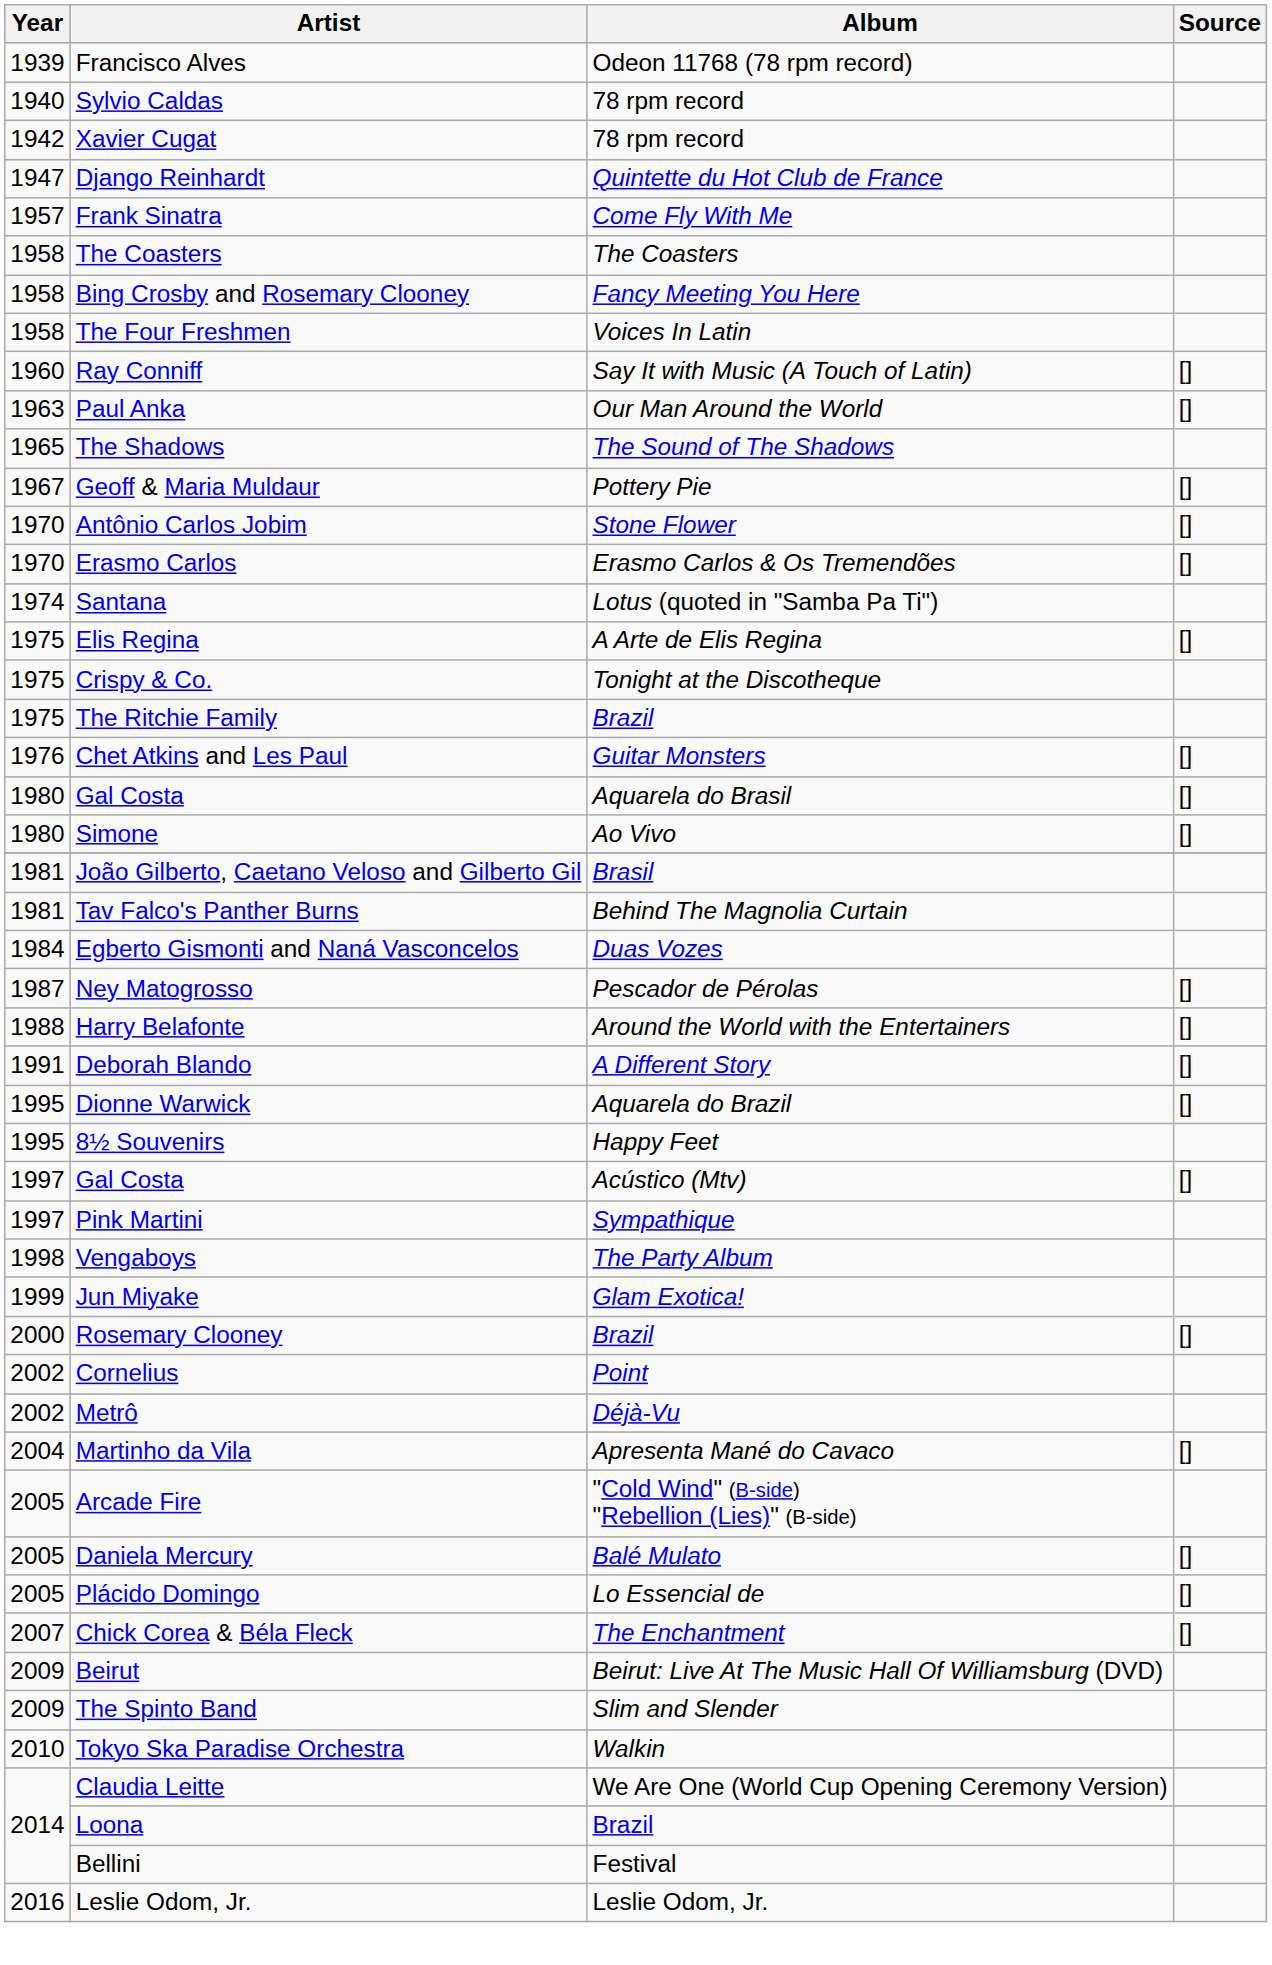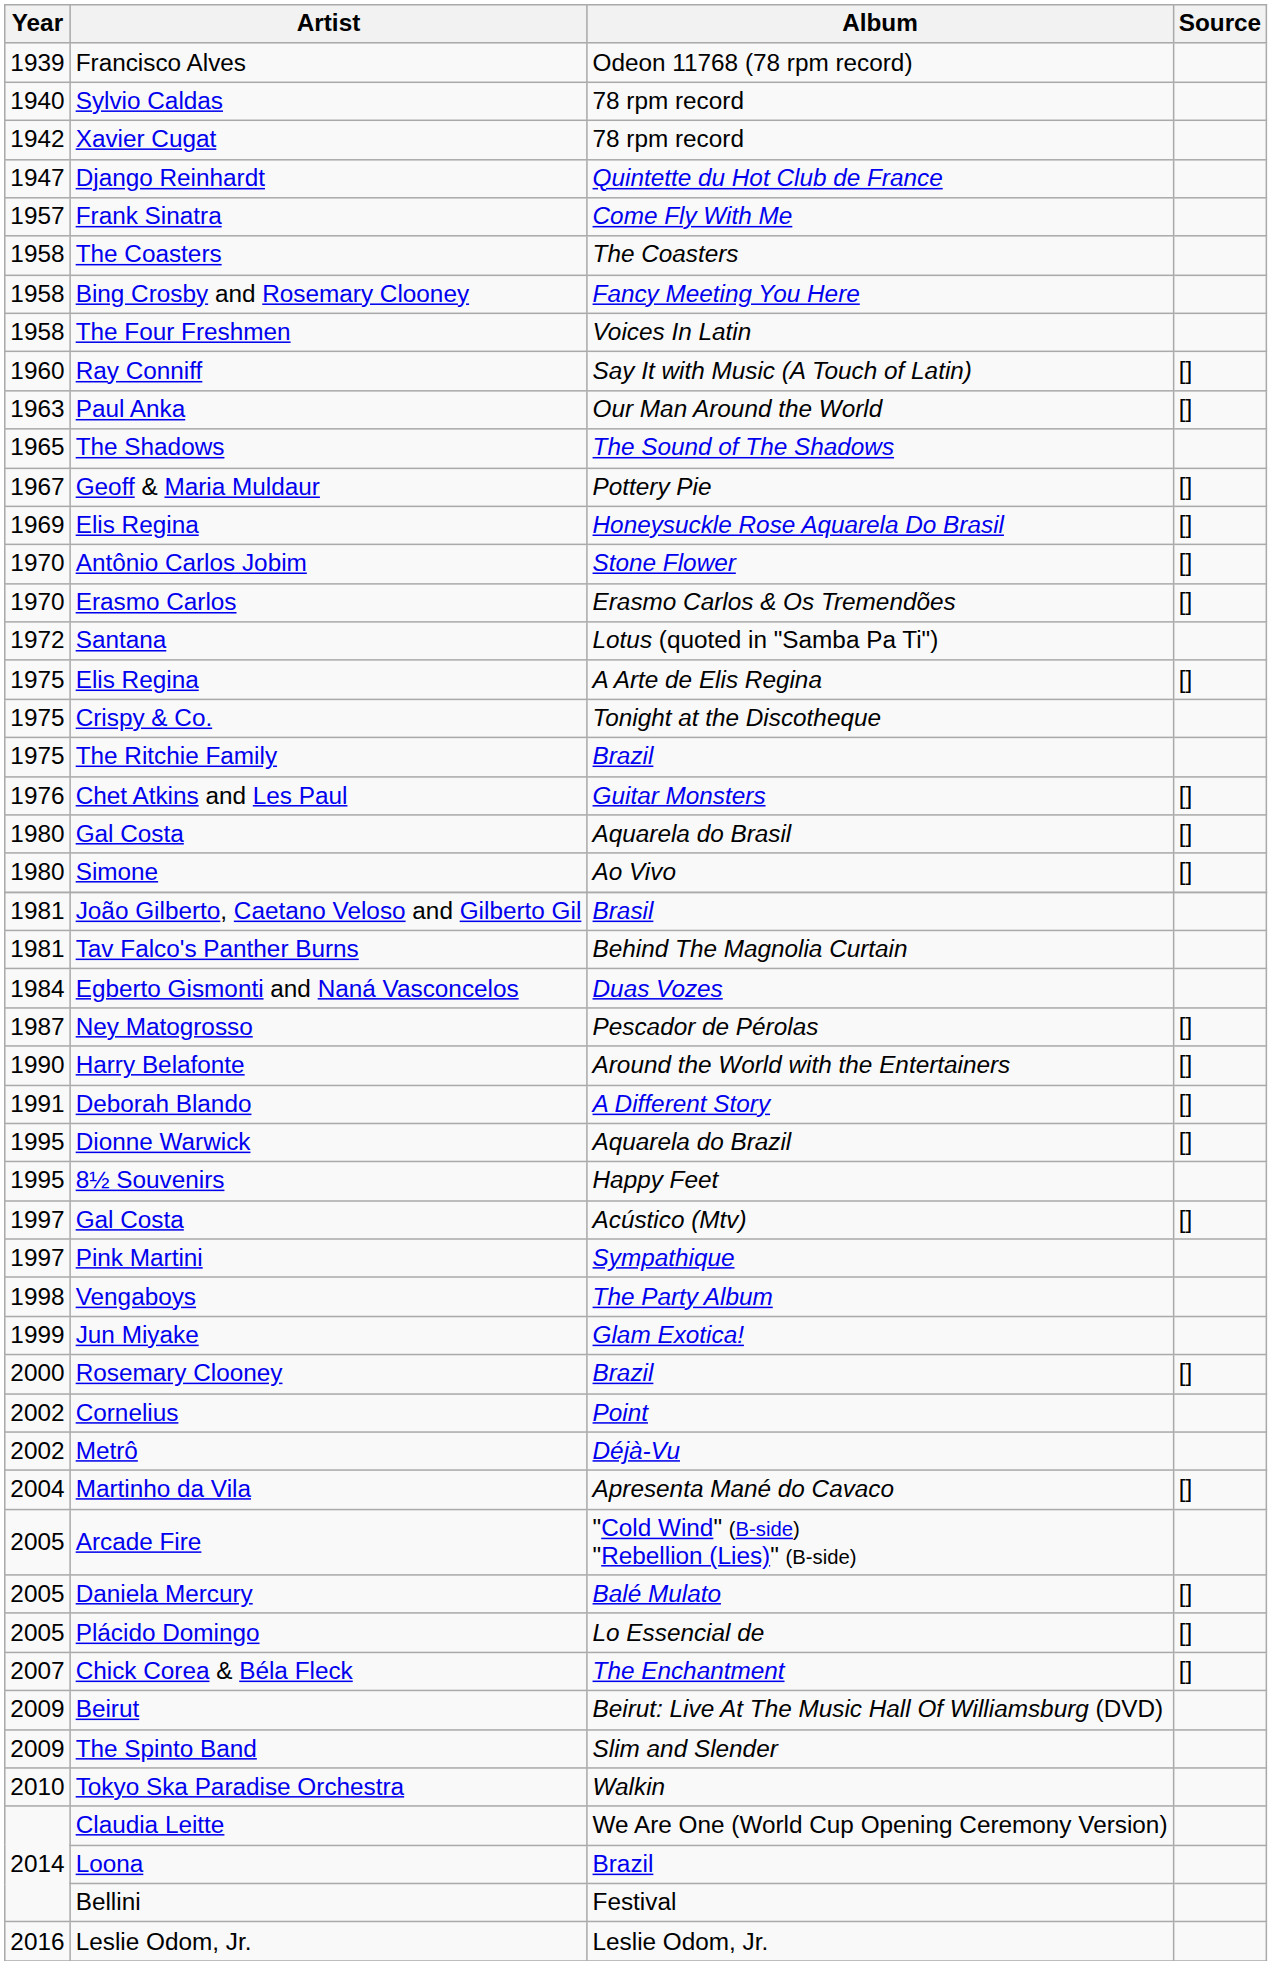+ row: (137, 525)
(37, 602) 1974 -> (37, 640) 1972
(37, 1026) 1988 -> (37, 1065) 1990
